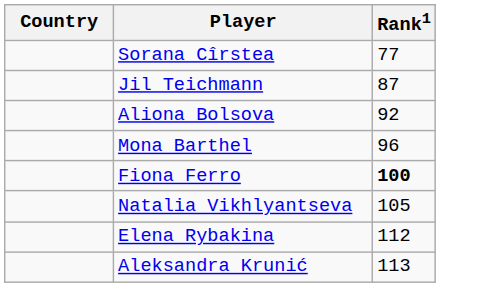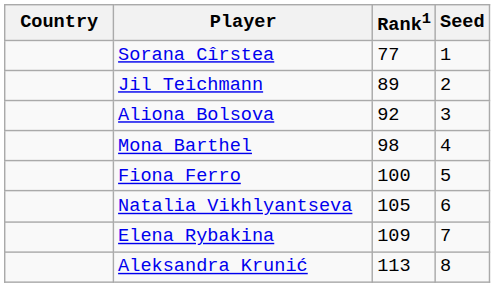+ column: (462, 22)
(388, 85) 87 -> (388, 85) 89
(388, 146) 96 -> (388, 146) 98
(394, 176) bold -> (394, 176) normal
(394, 237) 112 -> (394, 237) 109
